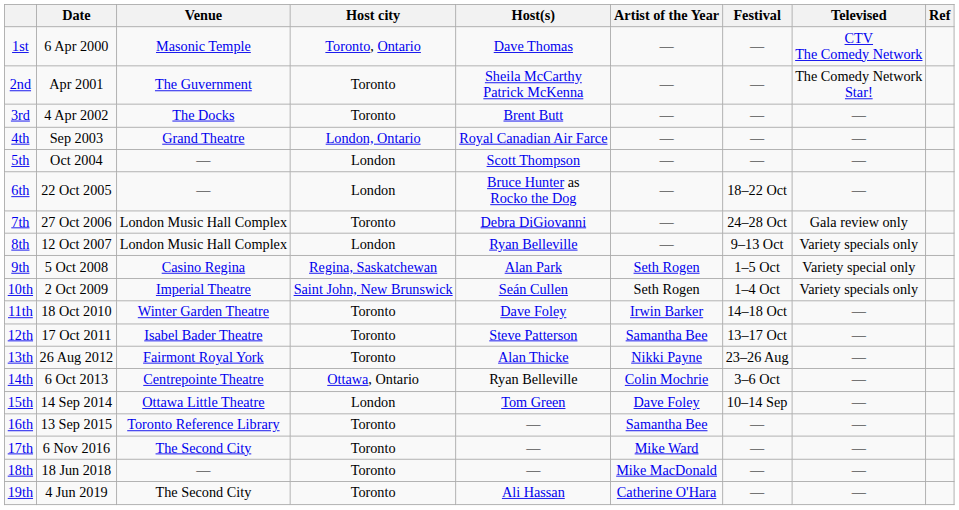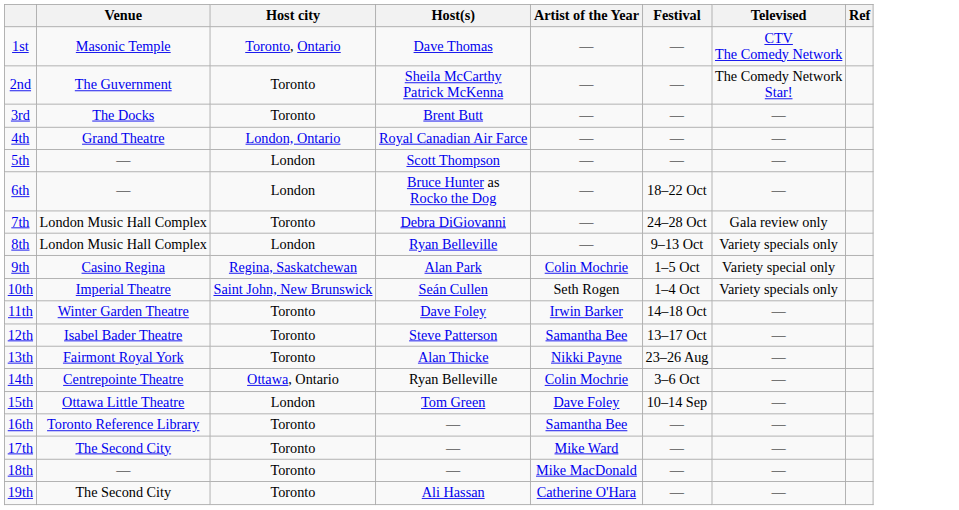- column: (76, 15)
(667, 267) Seth Rogen -> (586, 267) Colin Mochrie
